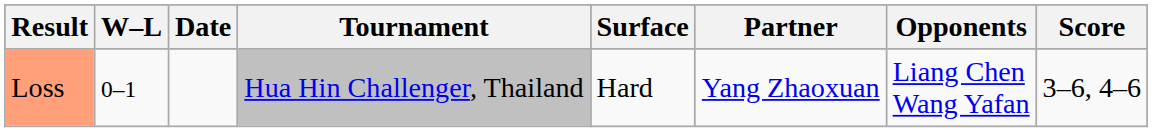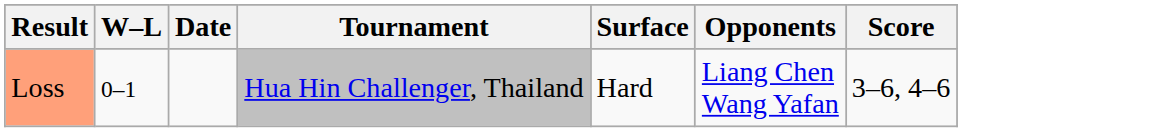- column: (791, 26)
